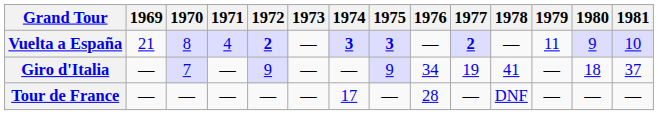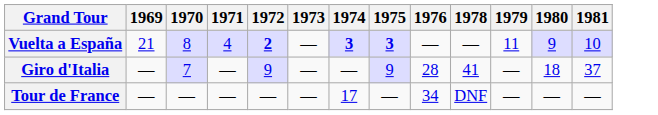- column: (471, 17)
(430, 69) 34 -> (430, 69) 28
(430, 95) 28 -> (430, 95) 34
